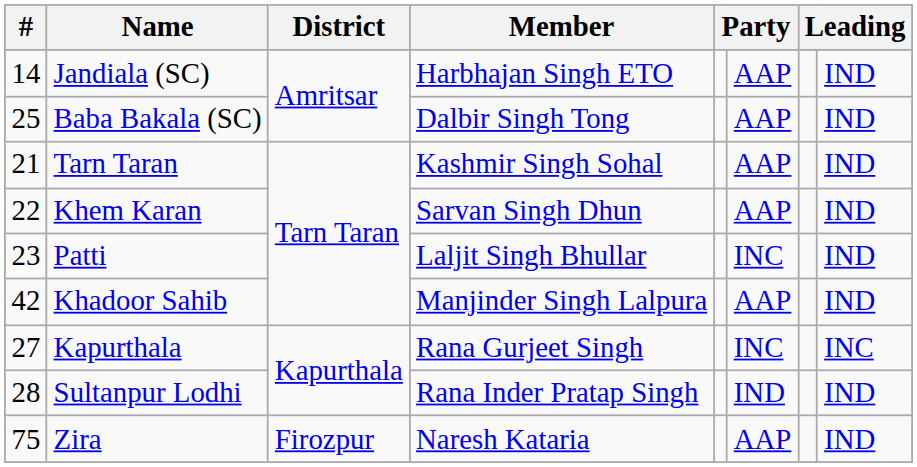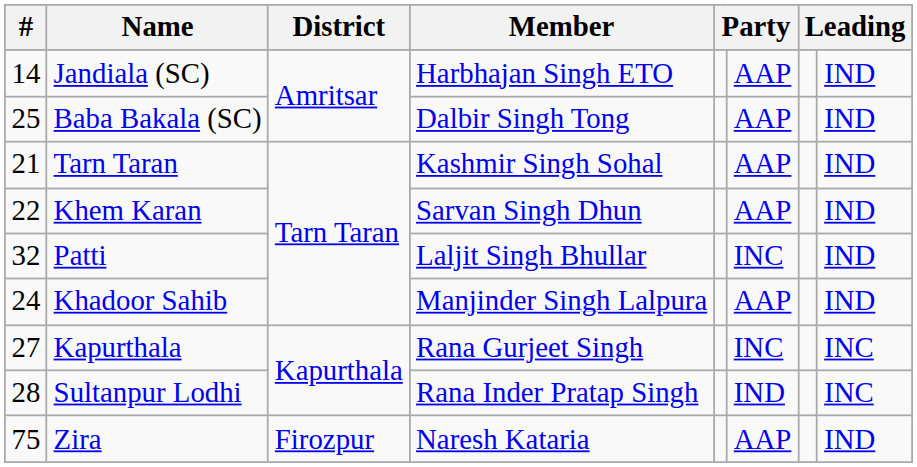(26, 255) 23 -> (26, 255) 32
(26, 301) 42 -> (26, 301) 24
(850, 392) IND -> (849, 392) INC
